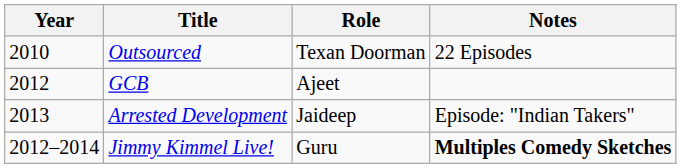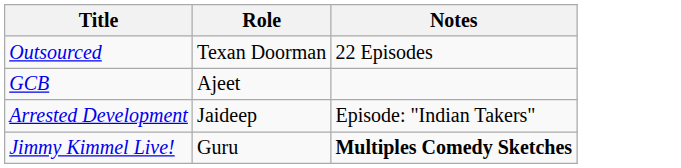- column: (54, 20)
